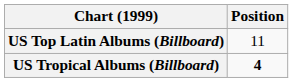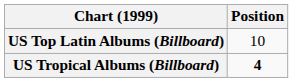(258, 41) 11 -> (258, 41) 10
